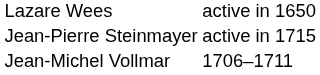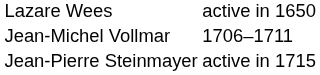rows swapped: (87, 61) <-> (101, 36)
